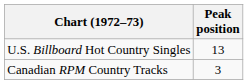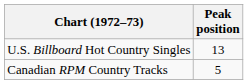(218, 69) 3 -> (218, 69) 5
